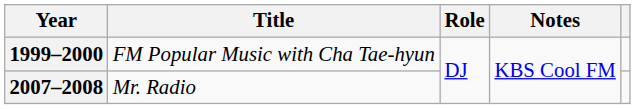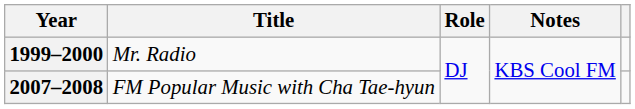(274, 53) FM Popular Music with Cha Tae-hyun -> (154, 53) Mr. Radio
(154, 86) Mr. Radio -> (274, 86) FM Popular Music with Cha Tae-hyun
